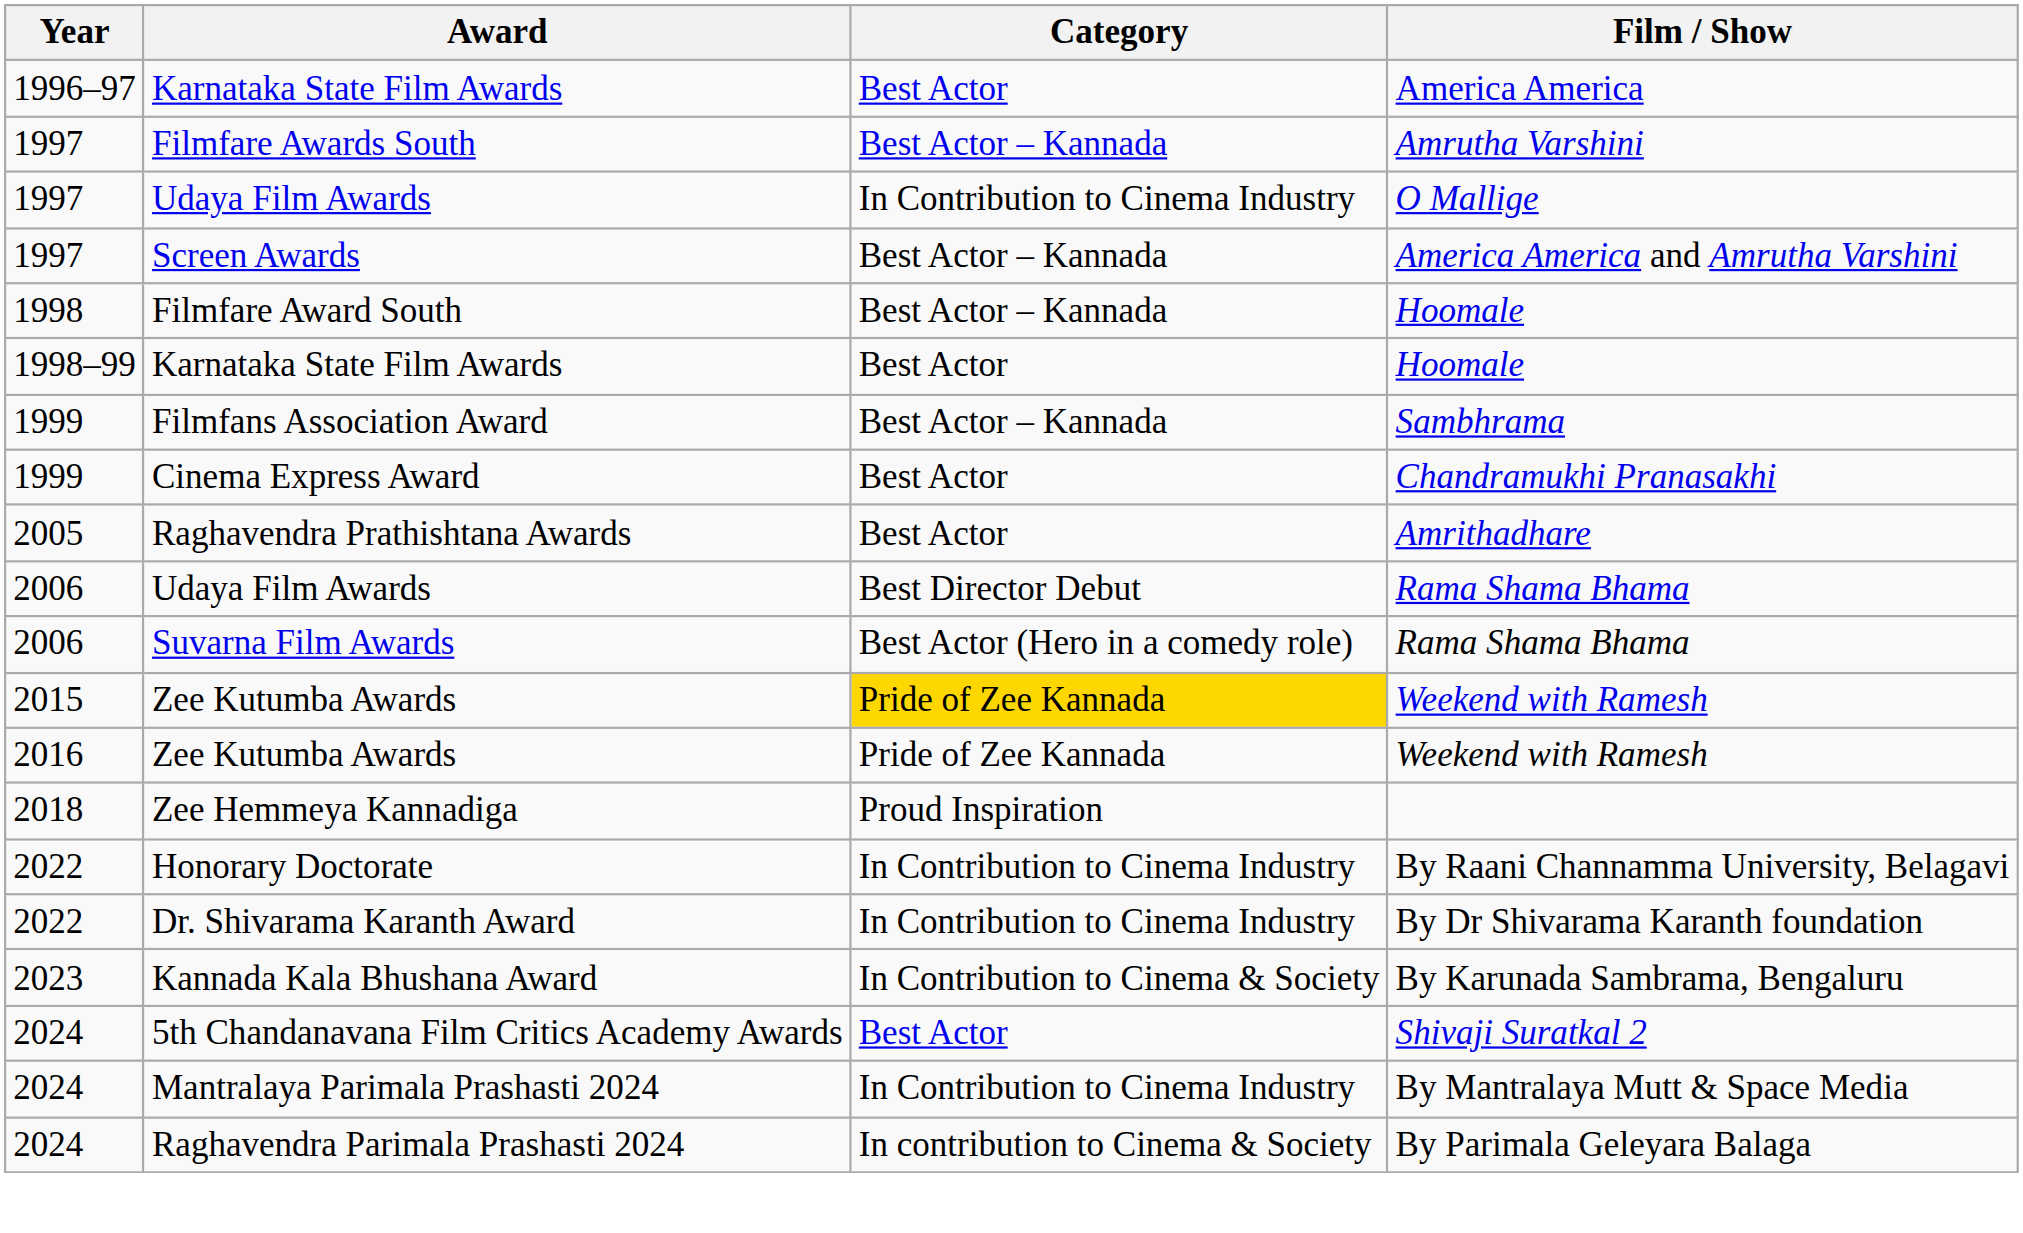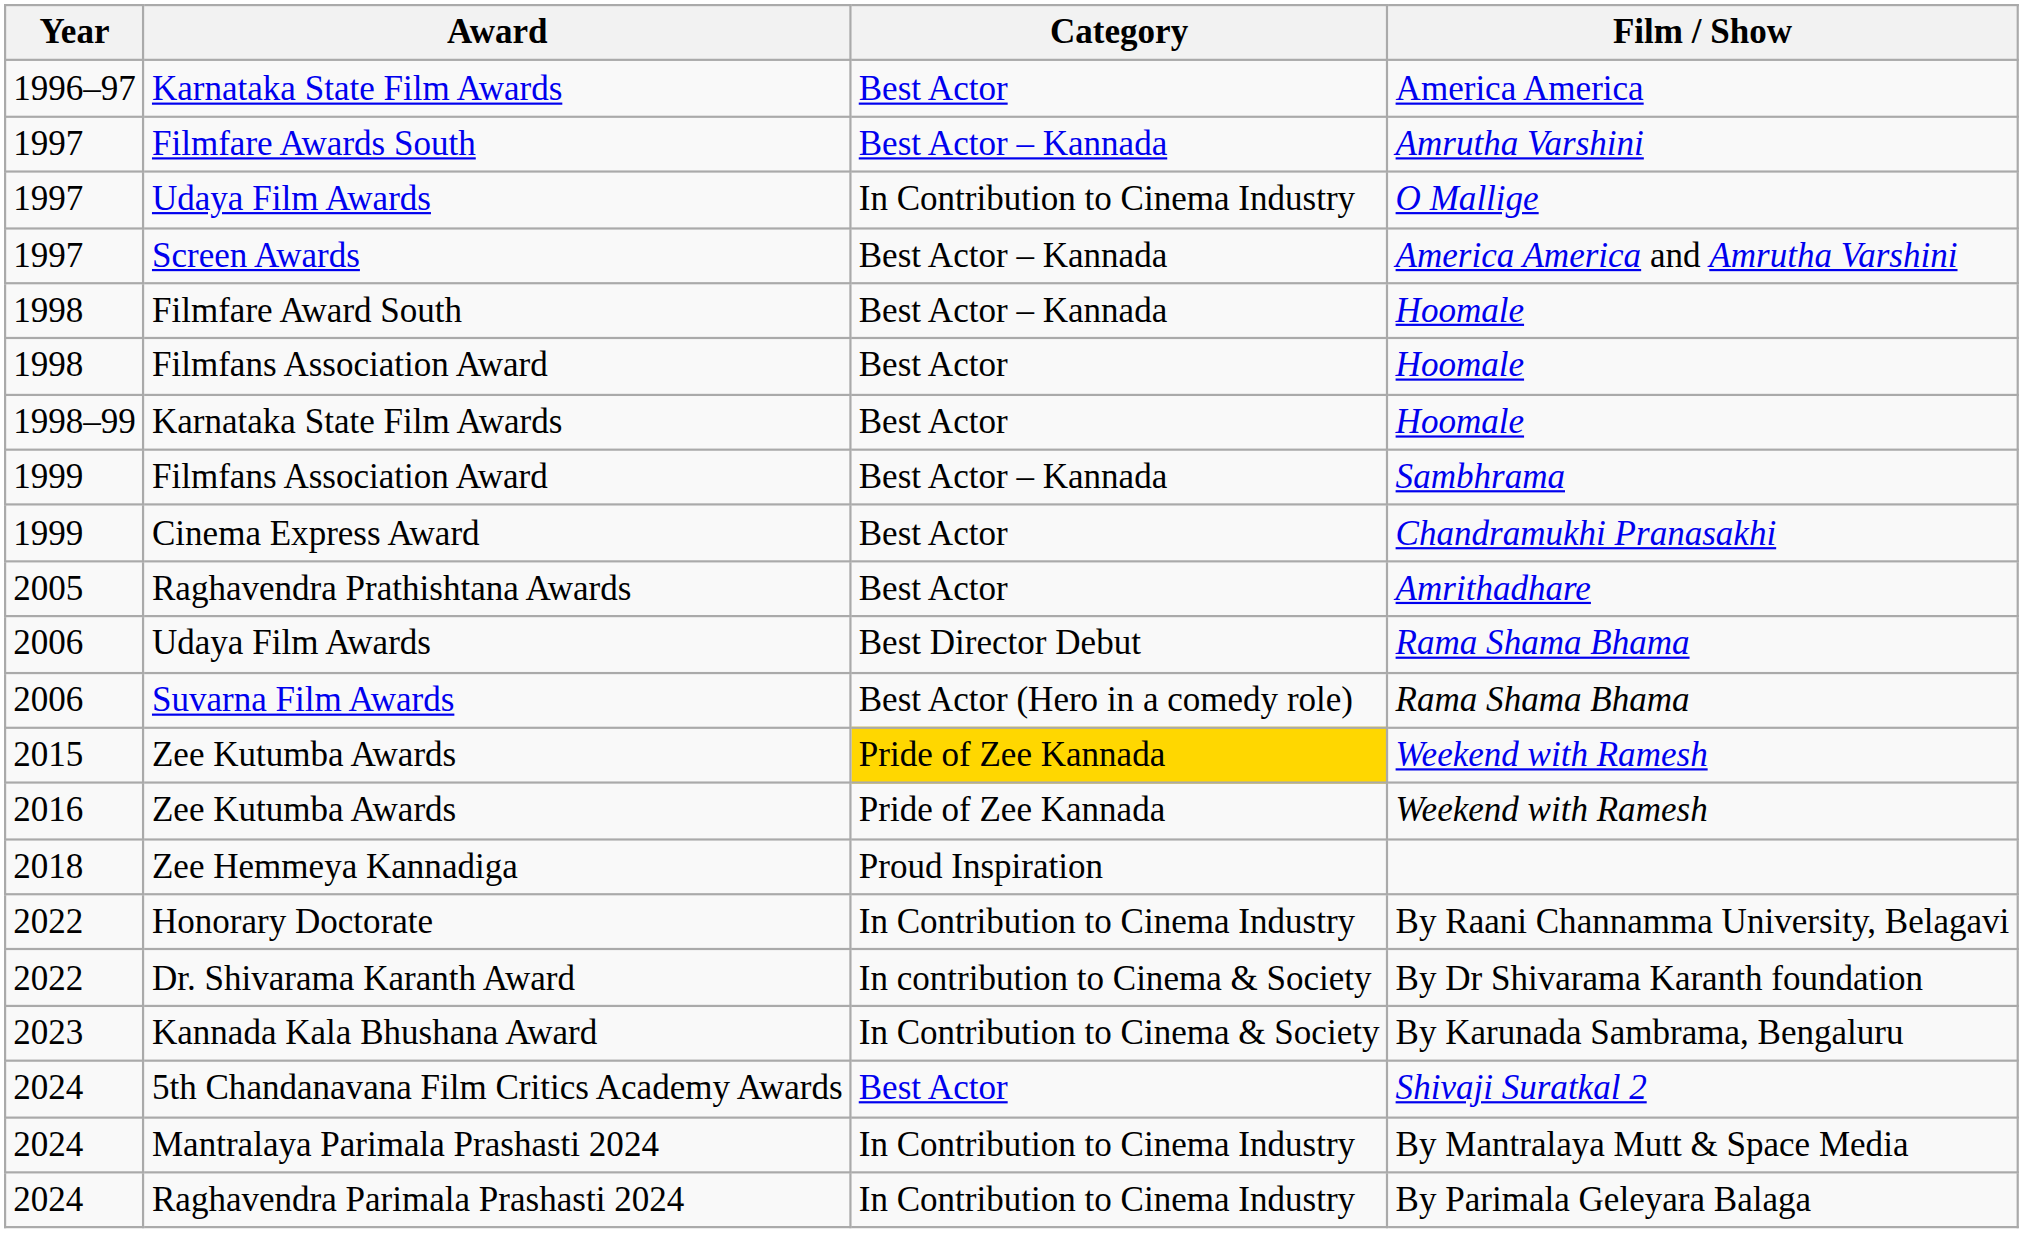+ row: (48, 365)
(1107, 921) In Contribution to Cinema Industry -> (1115, 976) In contribution to Cinema & Society
(1115, 1143) In contribution to Cinema & Society -> (1107, 1199) In Contribution to Cinema Industry
